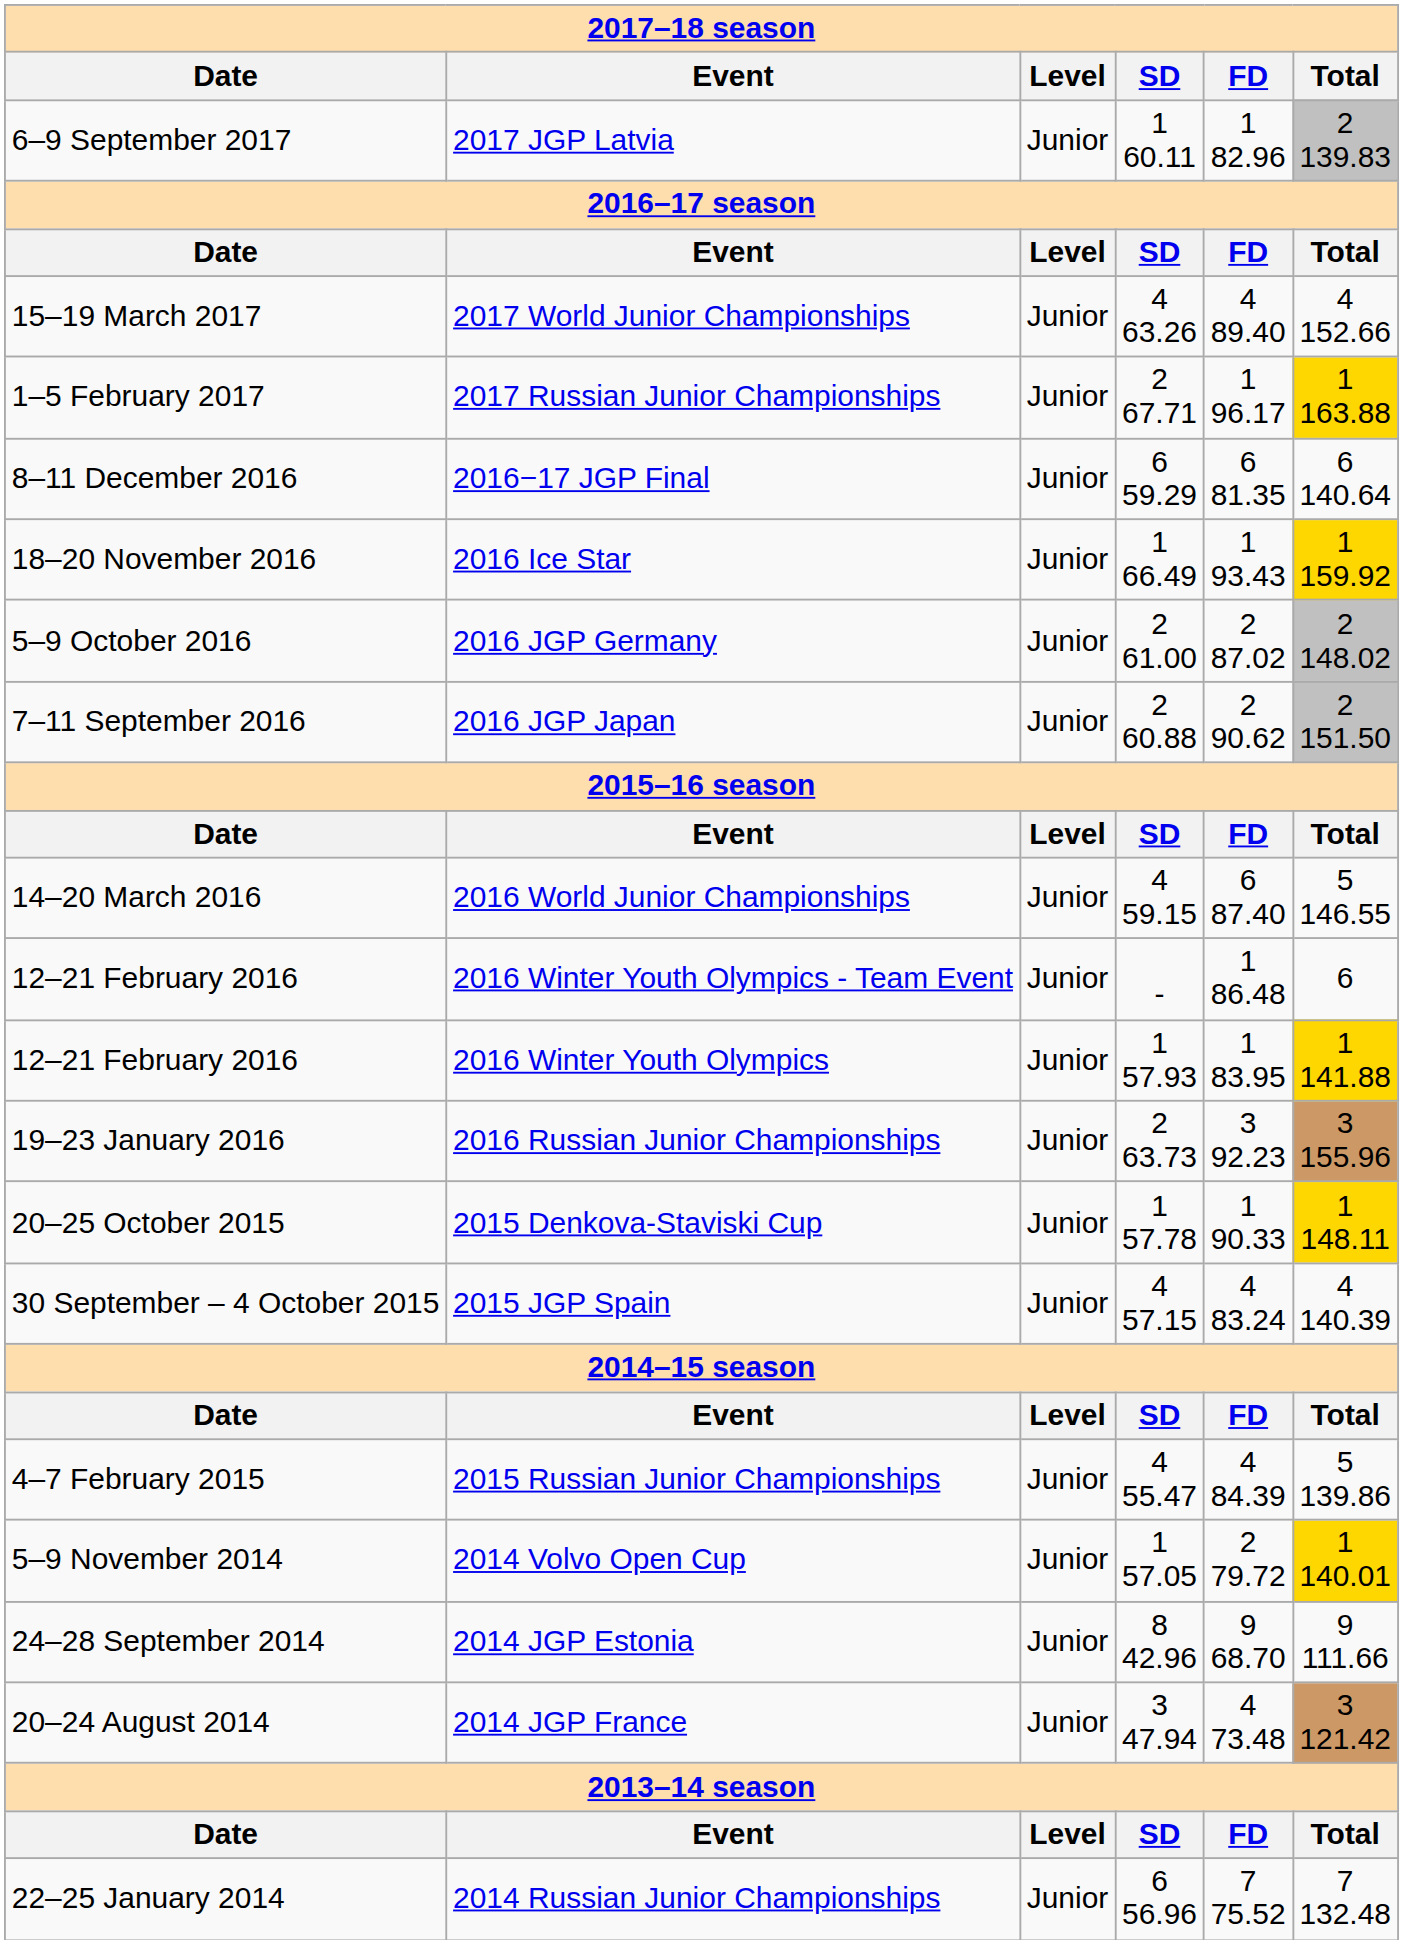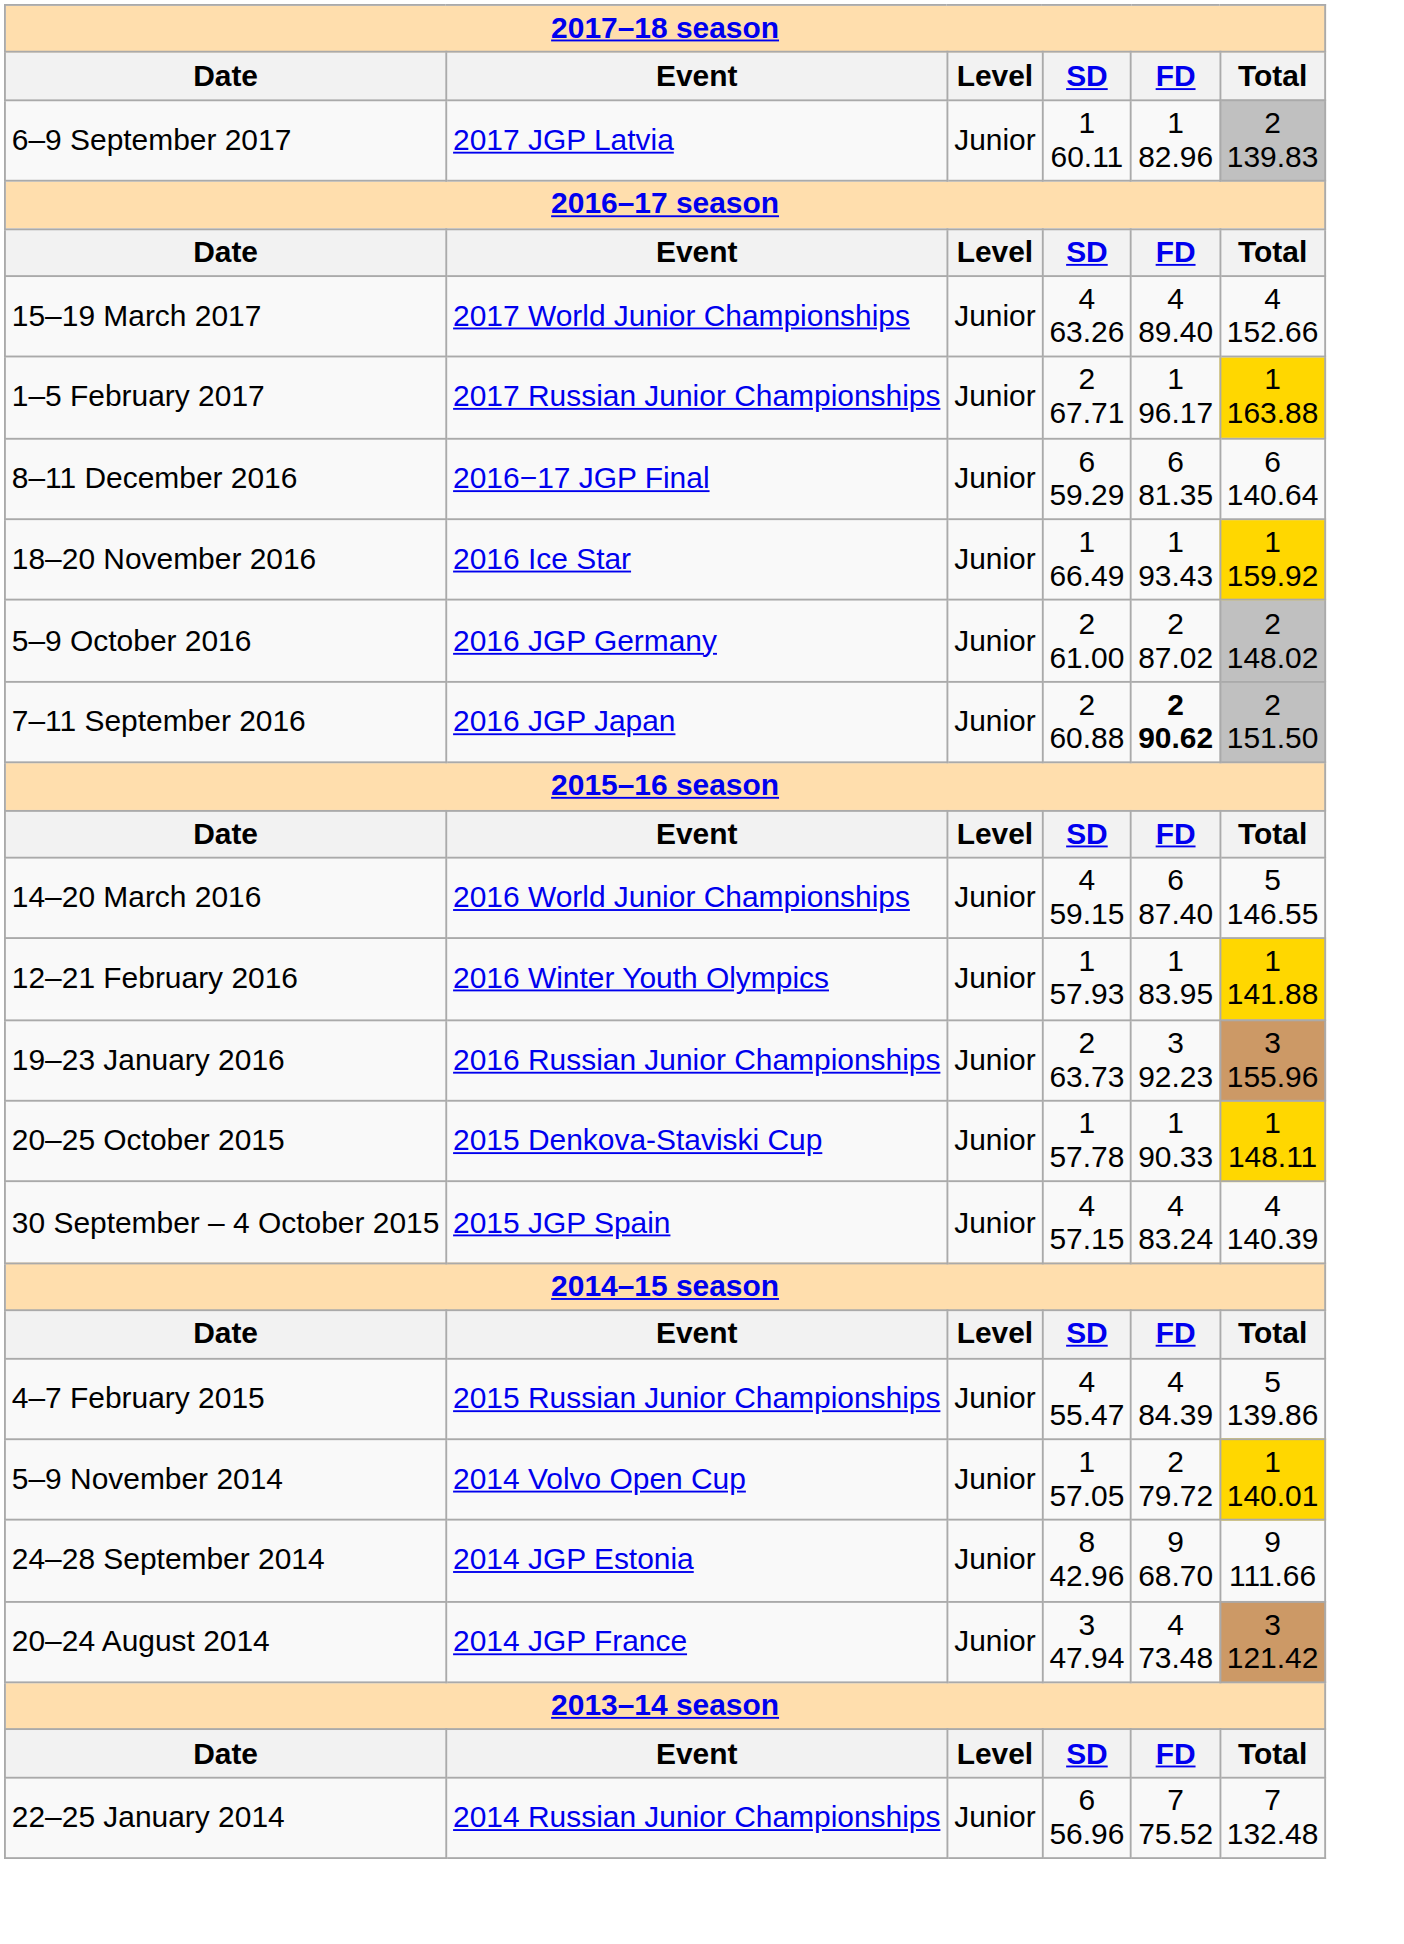(1248, 721) normal -> (1176, 721) bold
- row: (733, 978)
